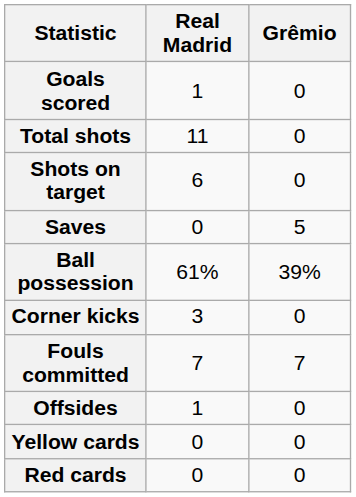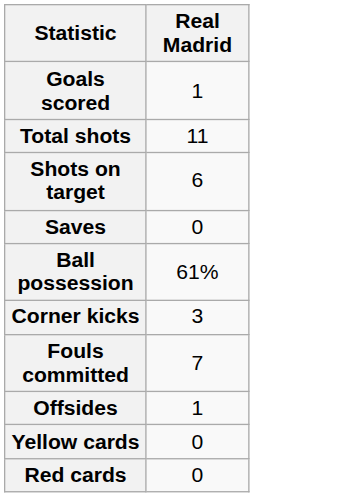- column: (300, 33)
